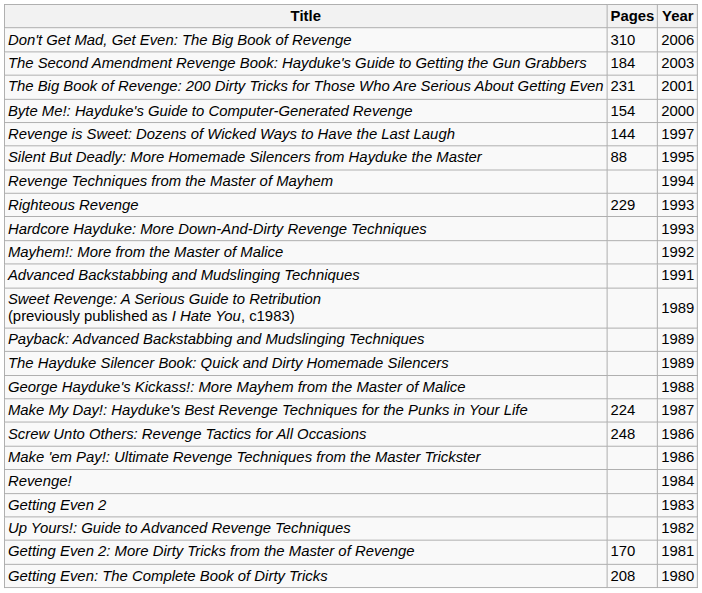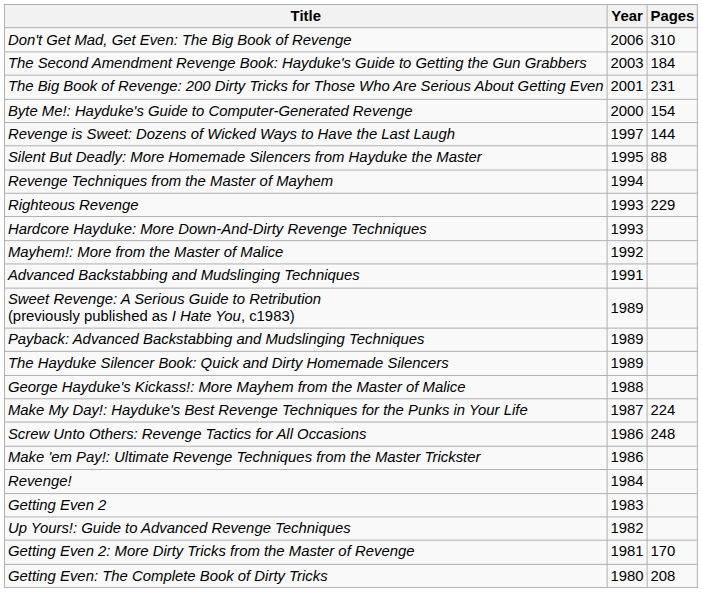columns swapped: (678, 16) <-> (632, 16)
